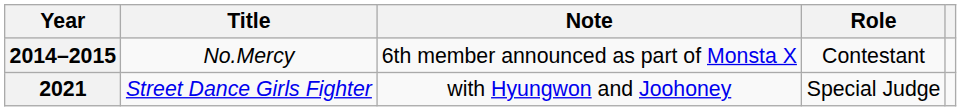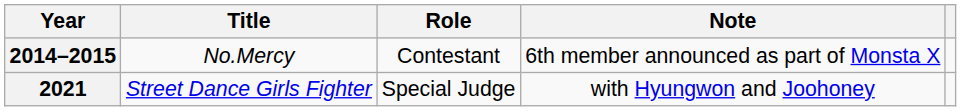columns swapped: (874, 21) <-> (589, 21)
